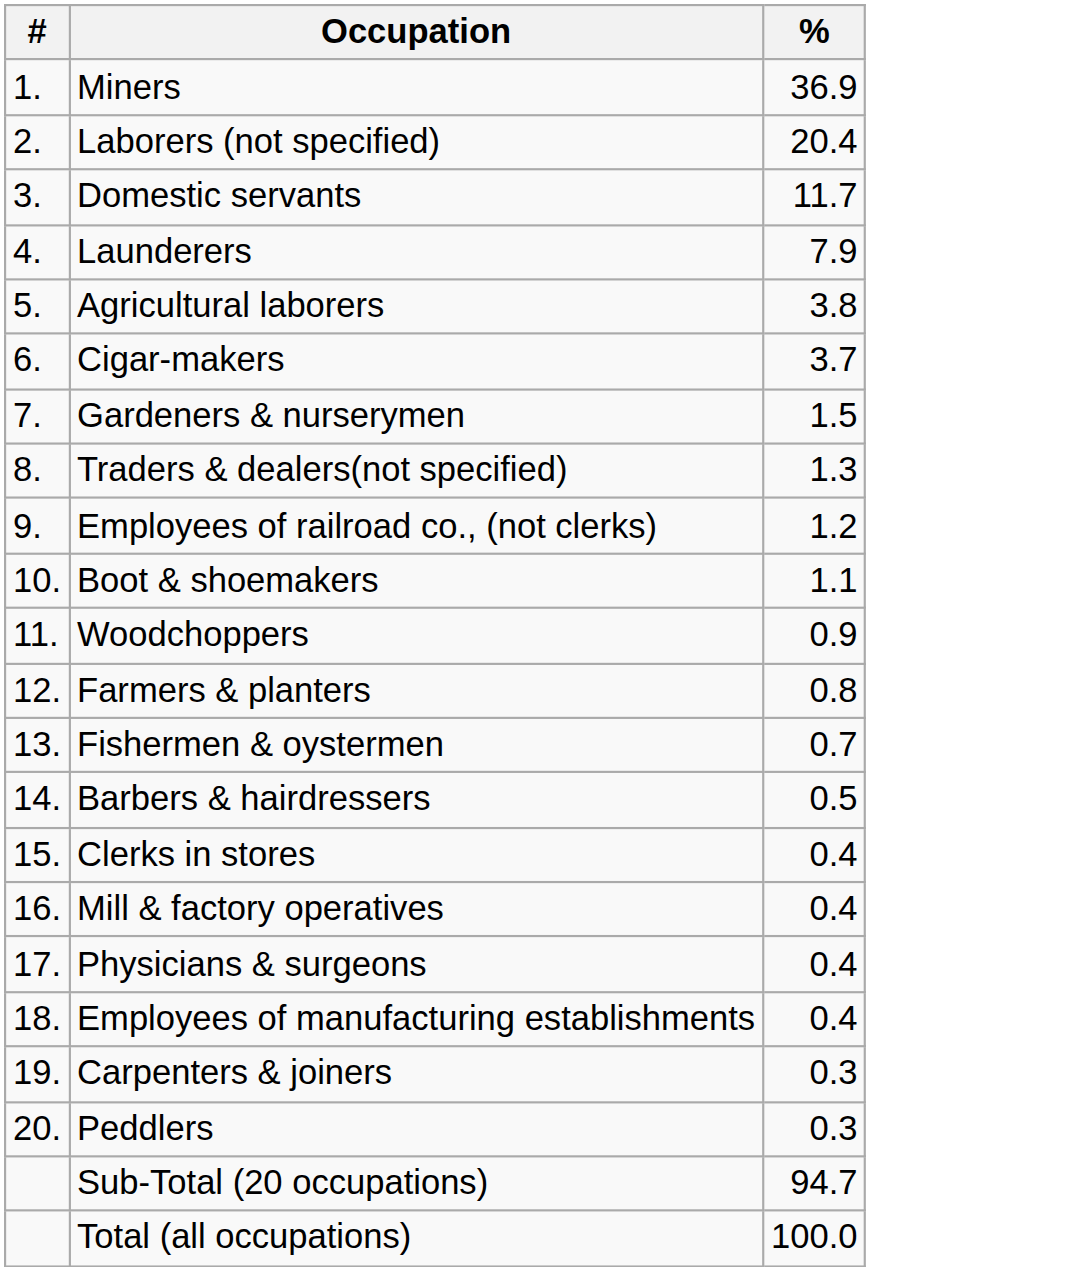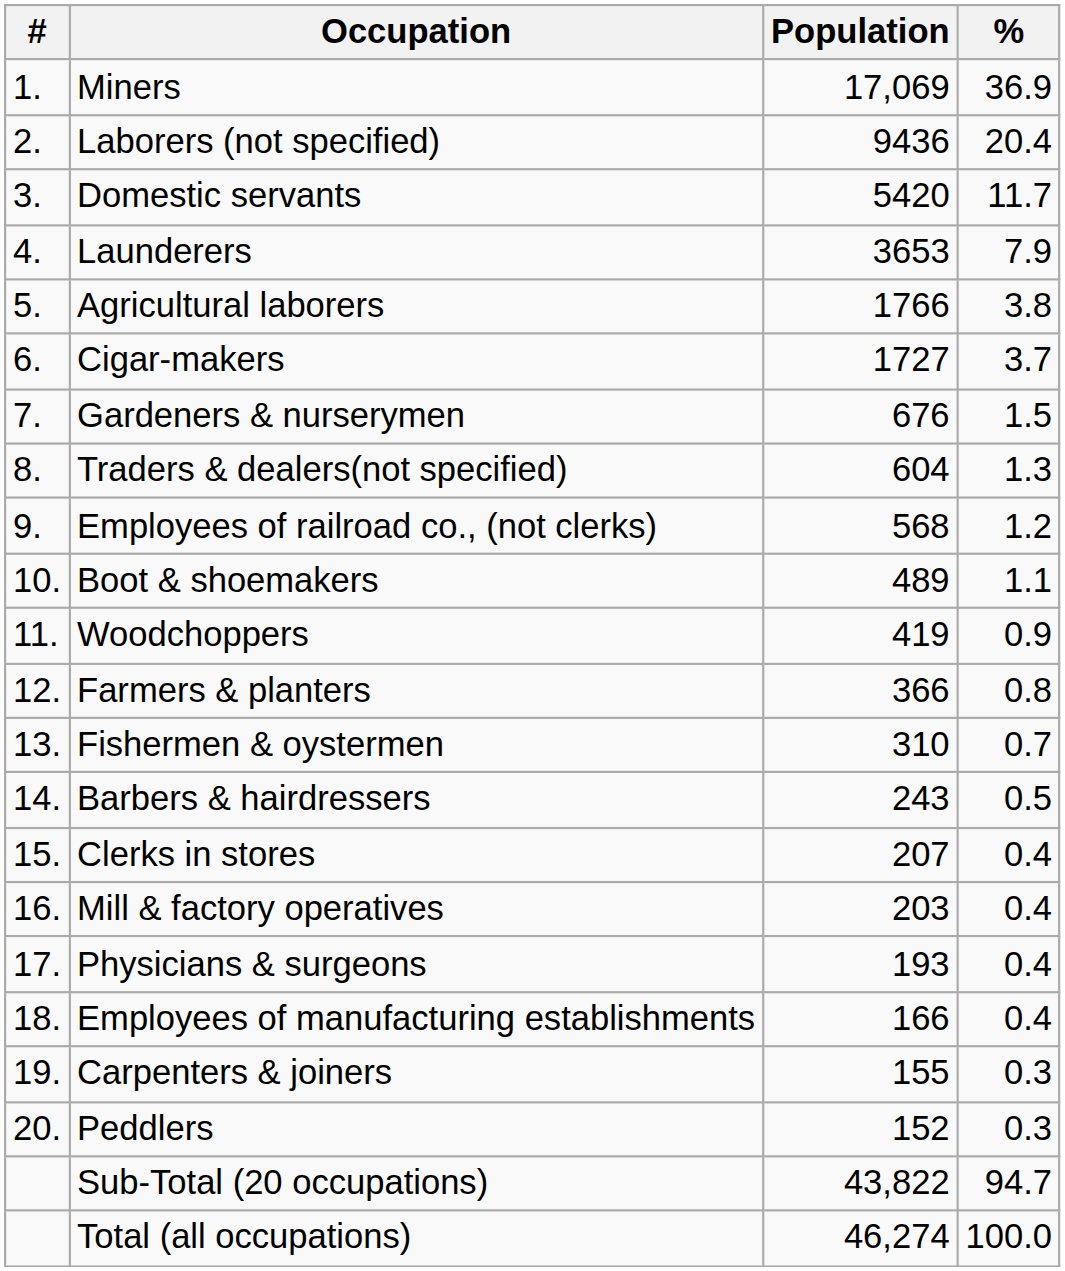+ column: (860, 31)
